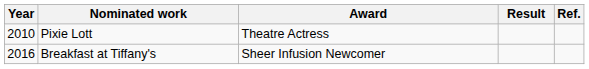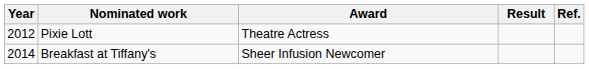(21, 34) 2010 -> (21, 34) 2012
(21, 53) 2016 -> (21, 53) 2014
